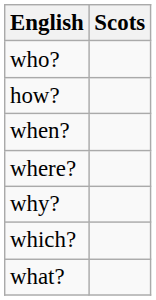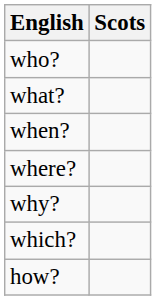rows swapped: (37, 276) <-> (35, 95)
